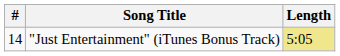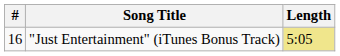(15, 39) 14 -> (15, 39) 16
